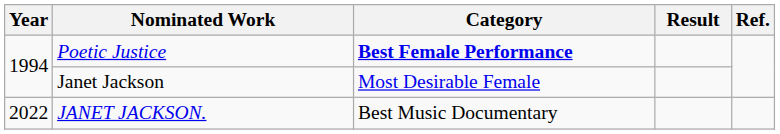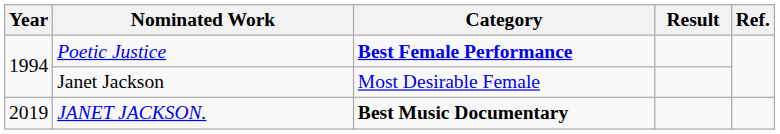(29, 112) 2022 -> (29, 112) 2019
(458, 112) normal -> (463, 112) bold
